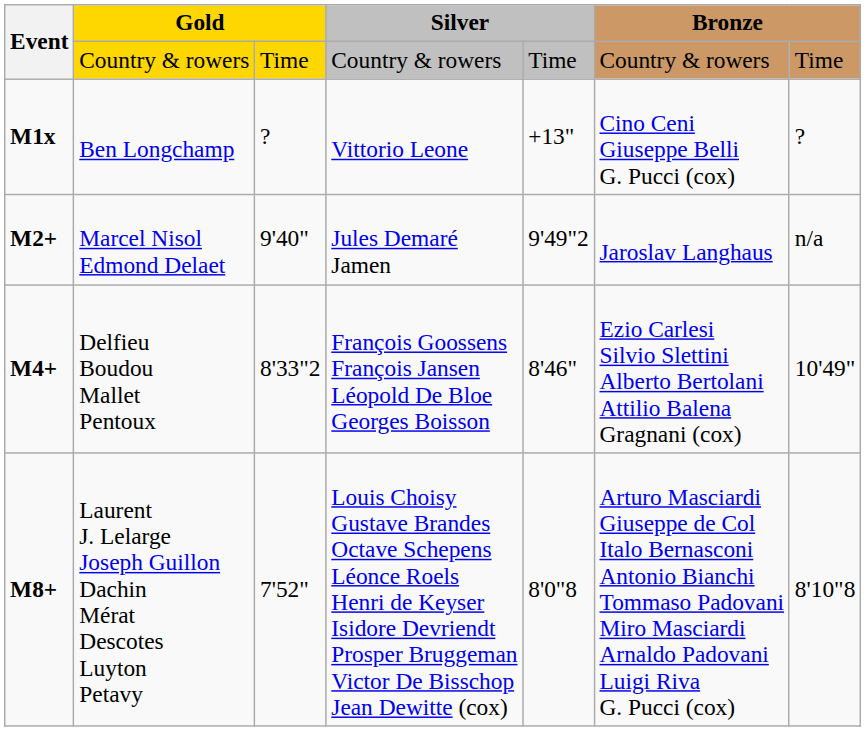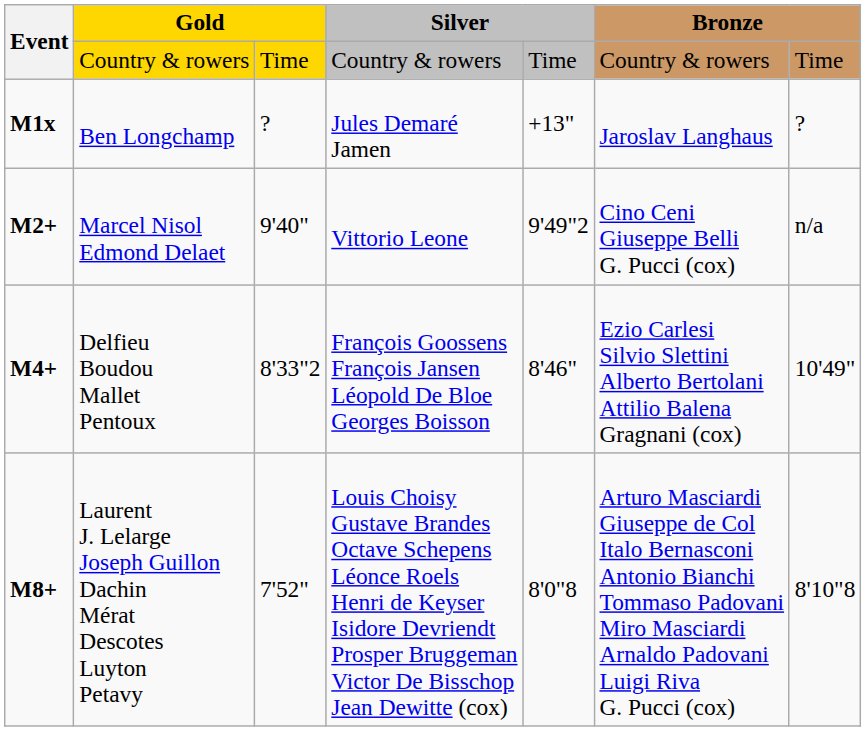(400, 149) Vittorio Leone -> (395, 136) Jules Demaré Jamen
(669, 149) Cino Ceni Giuseppe Belli G. Pucci (cox) -> (686, 136) Jaroslav Langhaus
(395, 252) Jules Demaré Jamen -> (400, 239) Vittorio Leone
(686, 252) Jaroslav Langhaus -> (669, 239) Cino Ceni Giuseppe Belli G. Pucci (cox)
